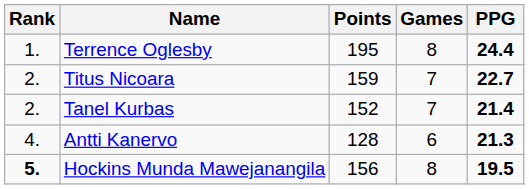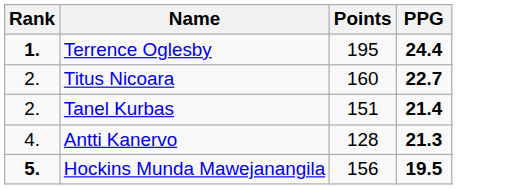- column: (432, 19)
(32, 49) normal -> (32, 49) bold
(363, 79) 159 -> (363, 79) 160
(363, 109) 152 -> (363, 109) 151
